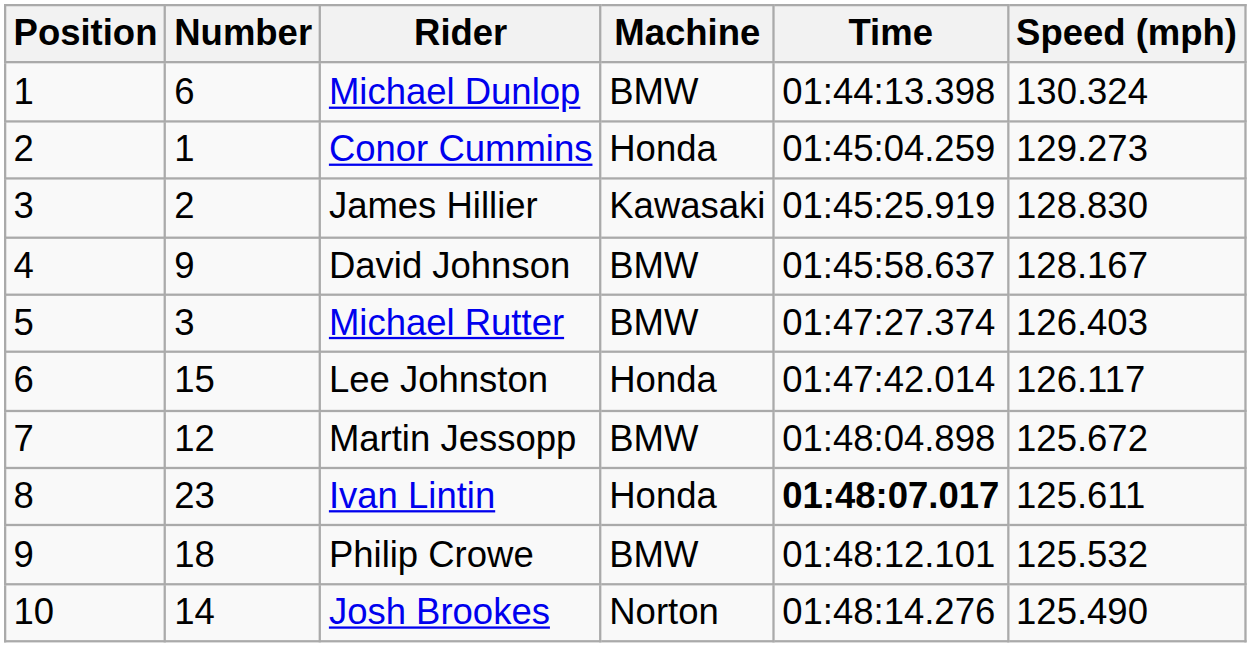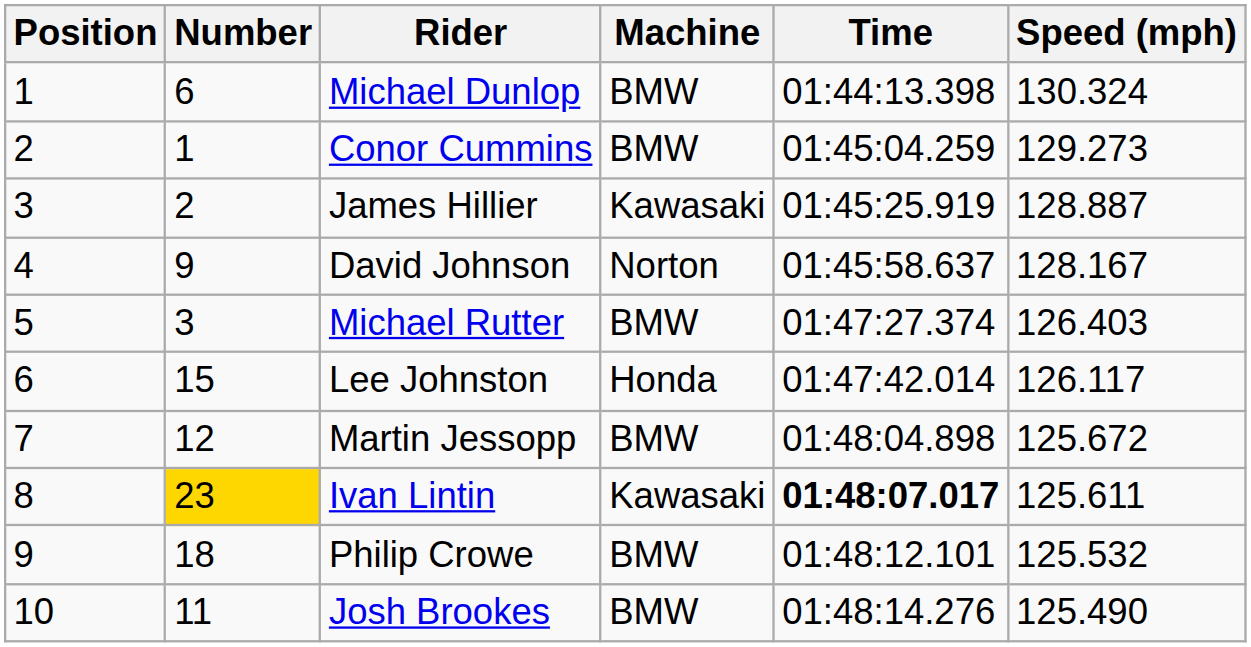(663, 149) Honda -> (654, 149) BMW
(1082, 206) 128.830 -> (1082, 206) 128.887
(654, 264) BMW -> (664, 264) Norton
(195, 496) no background -> (195, 496) gold background
(663, 496) Honda -> (687, 496) Kawasaki
(195, 611) 14 -> (193, 611) 11
(664, 611) Norton -> (654, 611) BMW
